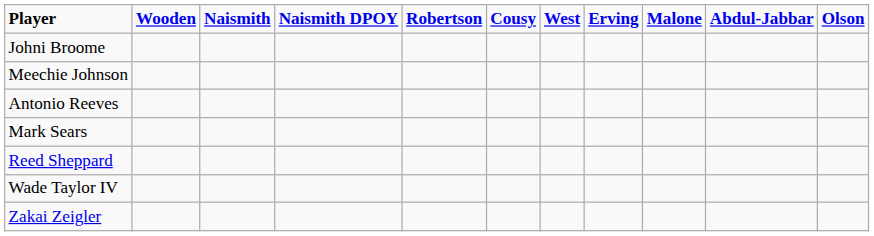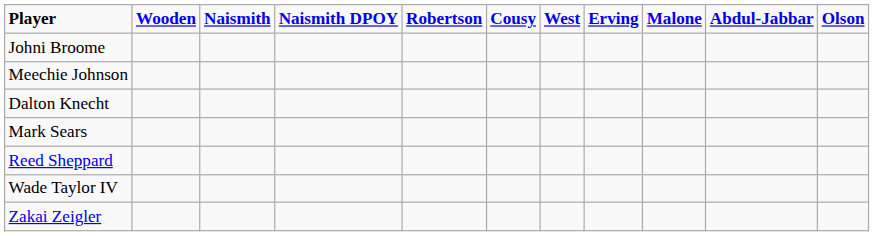+ row: (59, 103)
- row: (64, 103)
